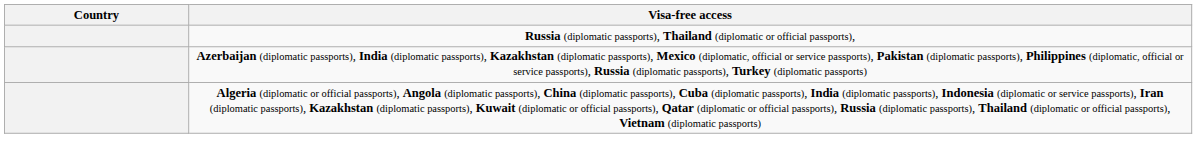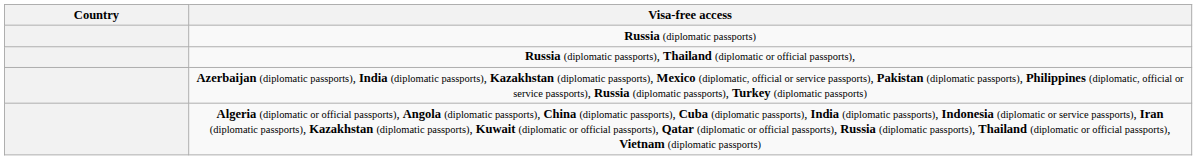+ row: (690, 36)
